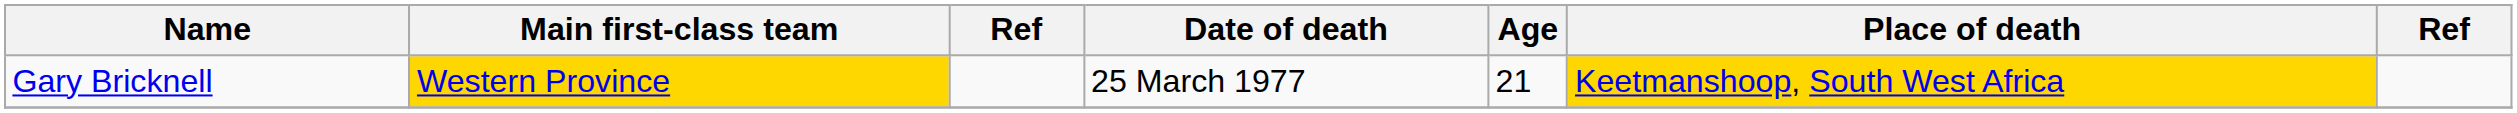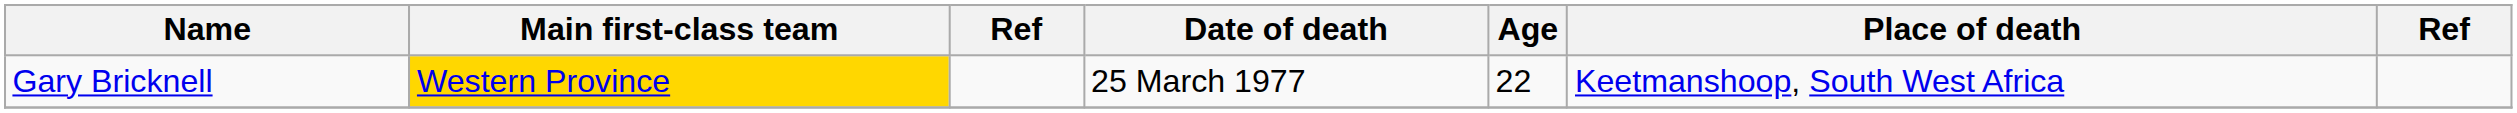(1513, 81) 21 -> (1513, 81) 22
(1820, 81) gold background -> (1820, 81) no background
